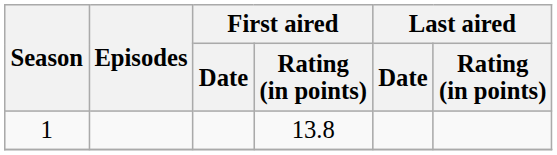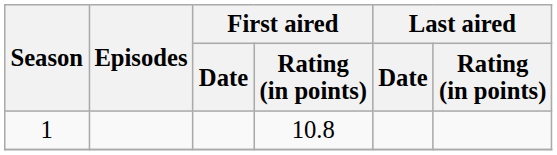(313, 129) 13.8 -> (313, 129) 10.8
